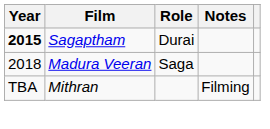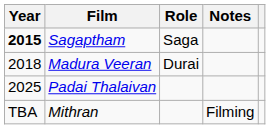(176, 40) Durai -> (181, 40) Saga
(176, 64) Saga -> (181, 64) Durai
+ row: (102, 87)
